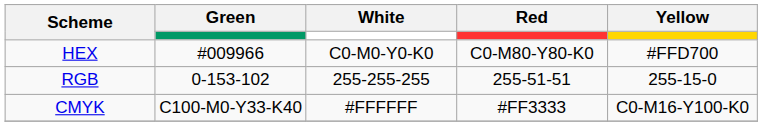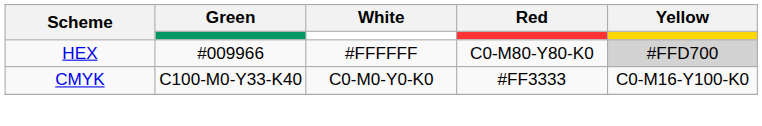(381, 53) C0-M0-Y0-K0 -> (381, 53) #FFFFFF
(683, 53) no background -> (683, 53) lightgrey background
- row: (80, 80)
(381, 107) #FFFFFF -> (381, 80) C0-M0-Y0-K0
